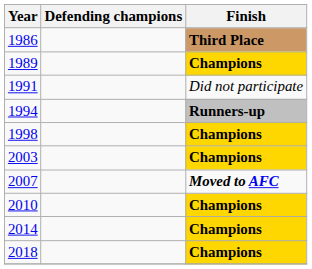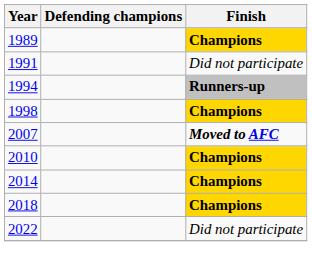- row: (23, 39)
- row: (23, 157)
+ row: (23, 228)
